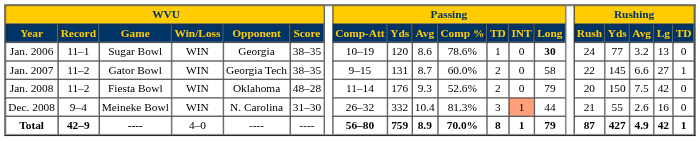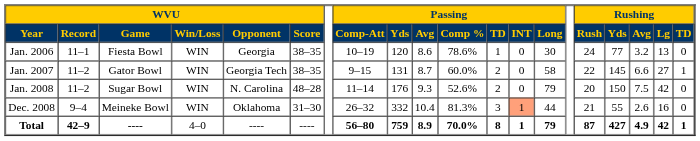(135, 51) Sugar Bowl -> (135, 51) Fiesta Bowl
(550, 51) bold -> (550, 51) normal
(135, 88) Fiesta Bowl -> (135, 88) Sugar Bowl
(257, 88) Oklahoma -> (257, 88) N. Carolina
(257, 107) N. Carolina -> (257, 107) Oklahoma
